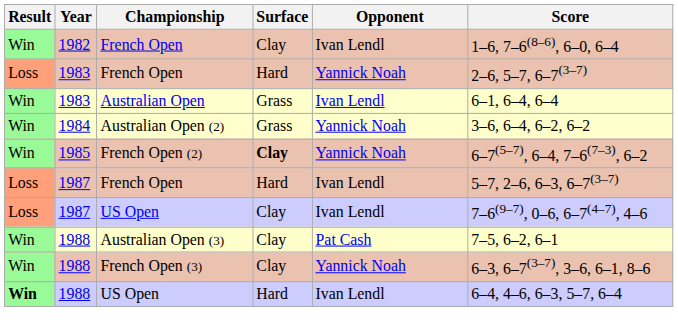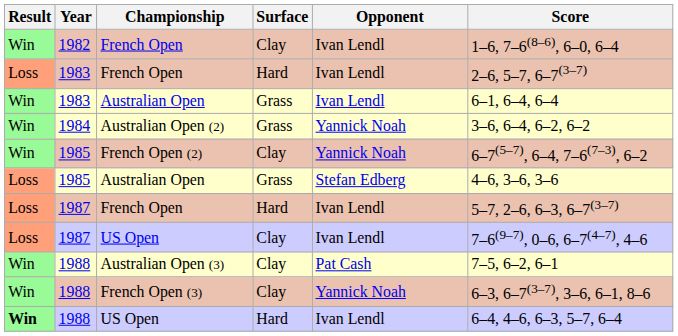(361, 73) Yannick Noah -> (350, 73) Ivan Lendl
(272, 153) bold -> (271, 153) normal
+ row: (74, 180)
